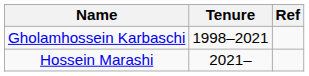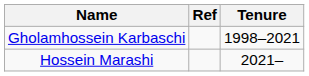columns swapped: (230, 15) <-> (288, 15)
